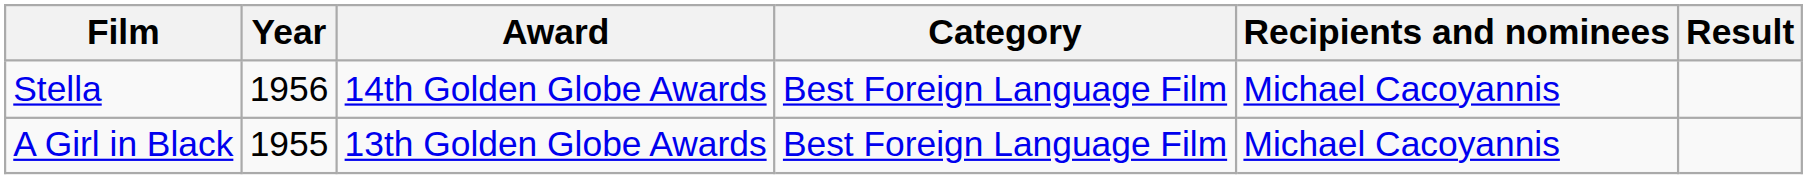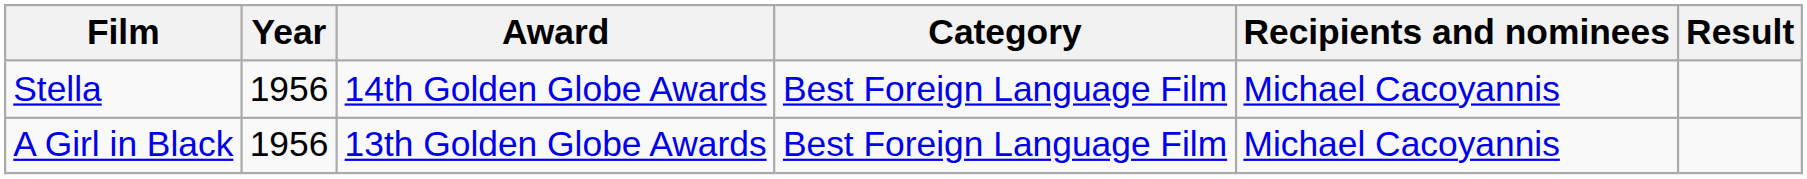(289, 144) 1955 -> (289, 144) 1956
